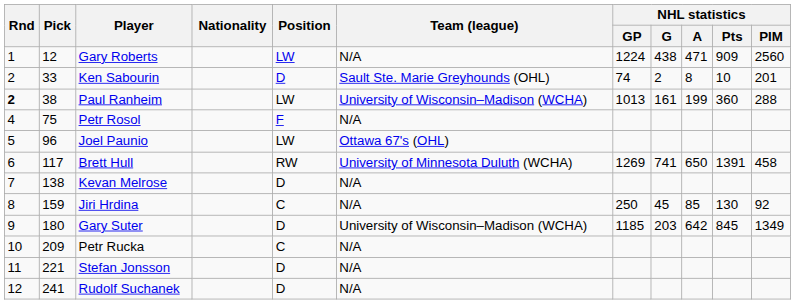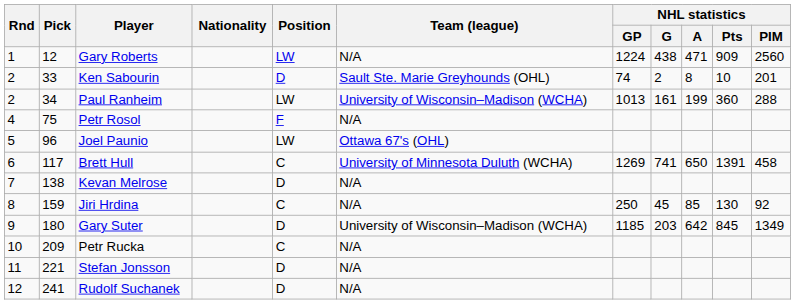(11, 99) bold -> (11, 99) normal
(50, 99) 38 -> (50, 99) 34
(287, 162) RW -> (280, 162) C
